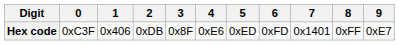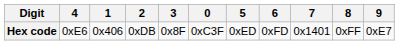columns swapped: (78, 13) <-> (211, 13)
